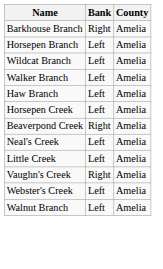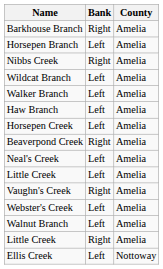+ row: (32, 61)
+ row: (31, 239)
+ row: (30, 256)
